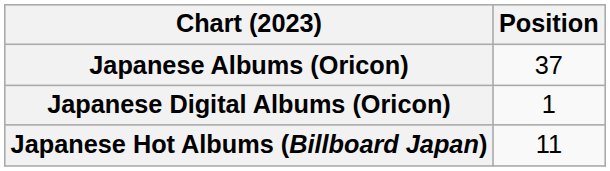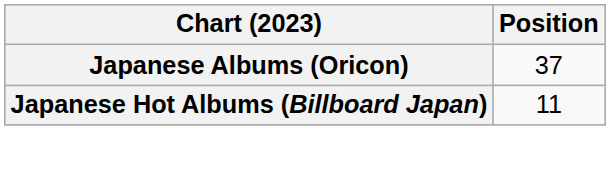- row: (249, 104)
